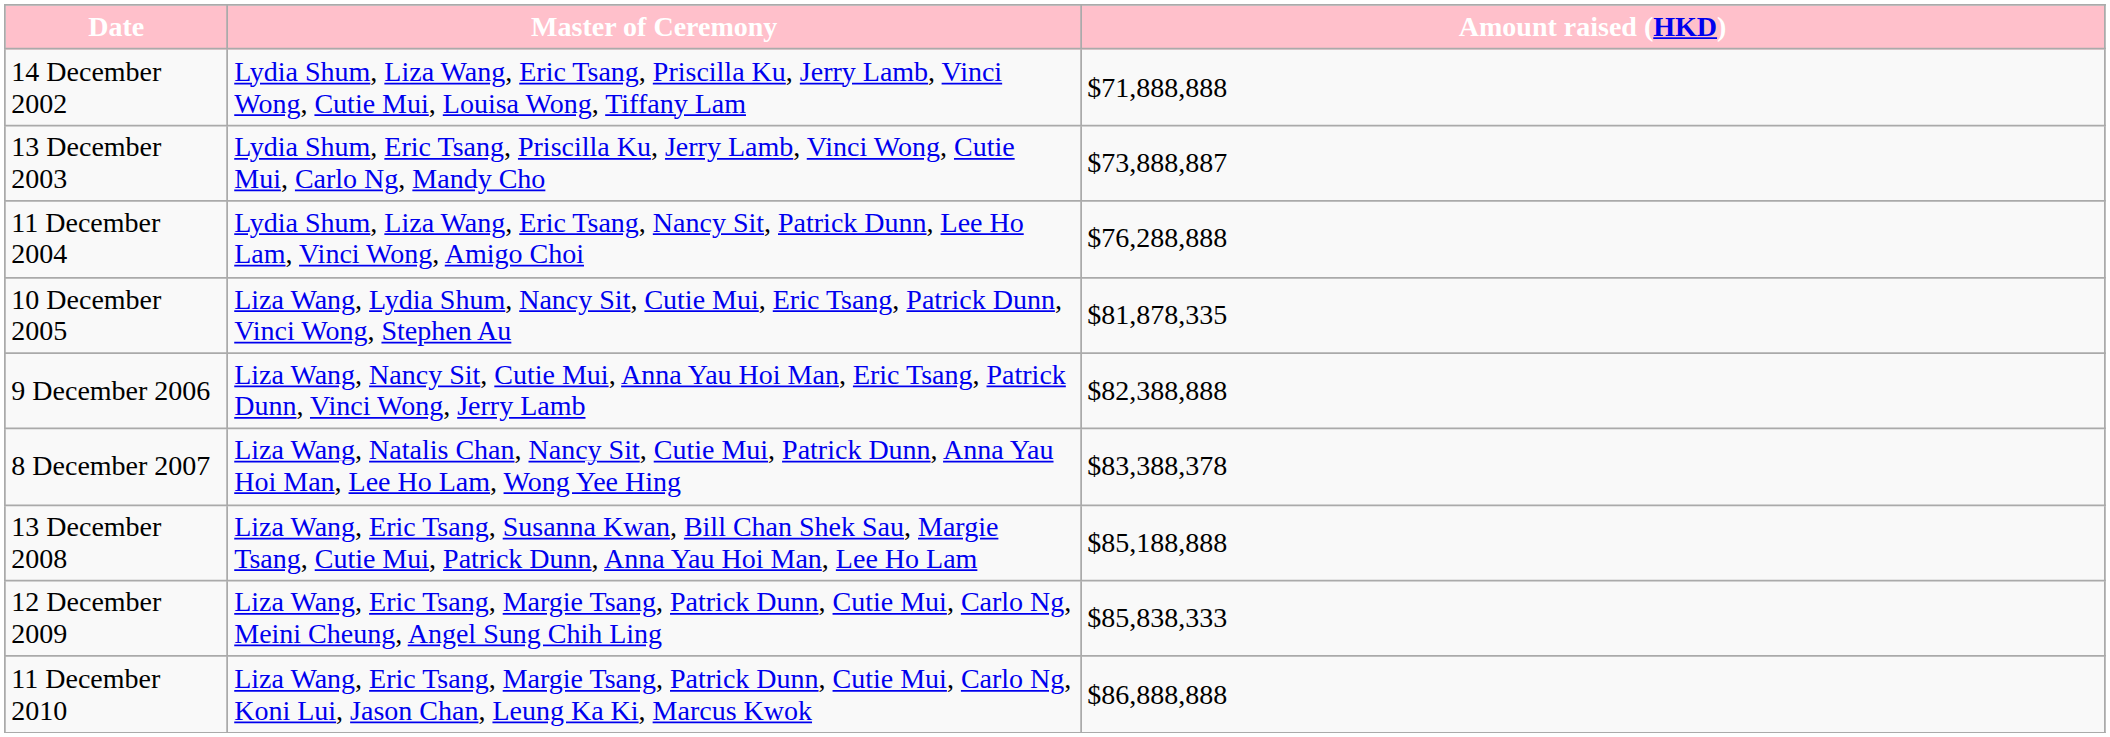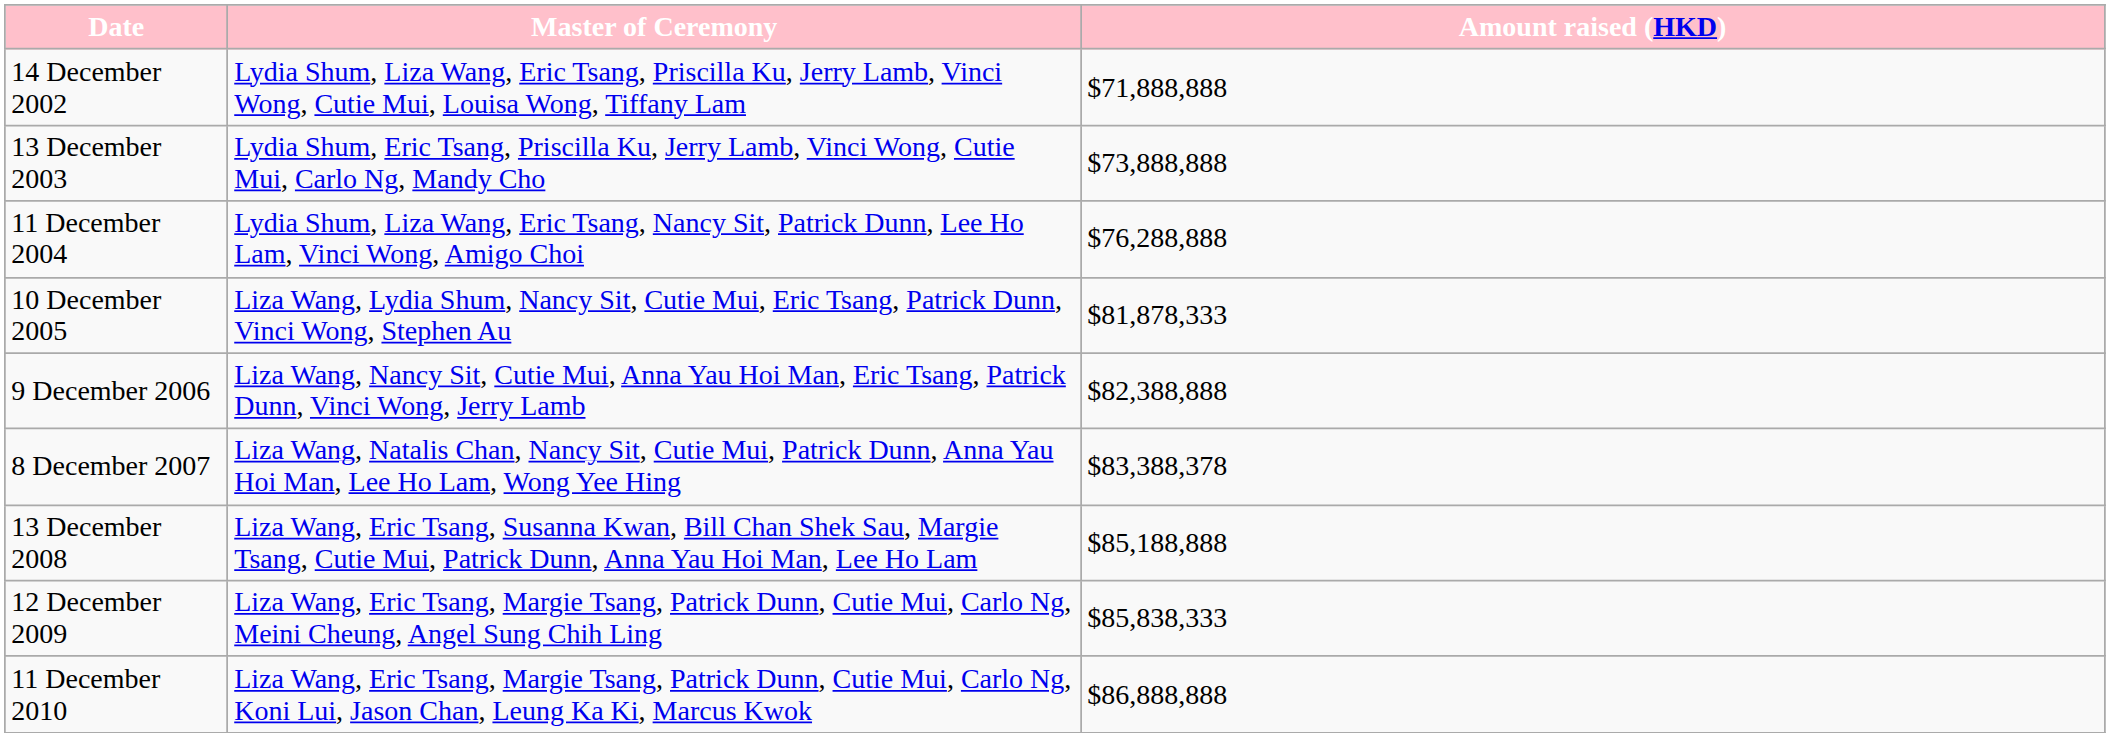(1157, 162) $73,888,887 -> (1157, 162) $73,888,888
(1157, 314) $81,878,335 -> (1157, 314) $81,878,333
